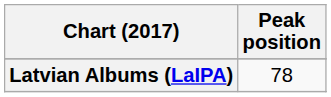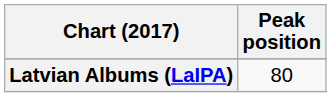(282, 75) 78 -> (282, 75) 80
